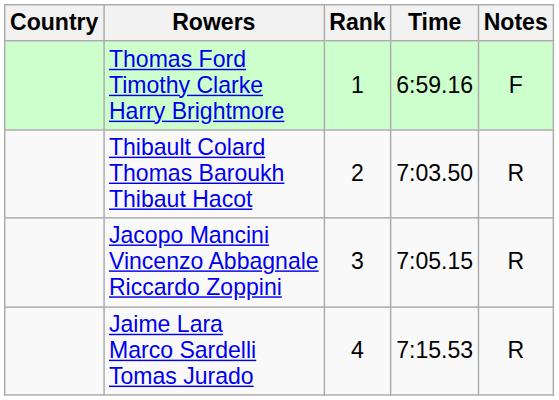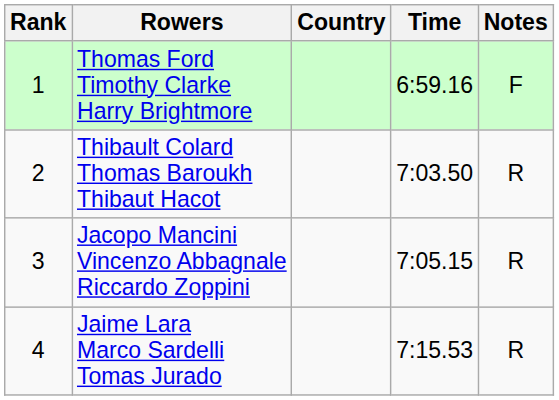columns swapped: (357, 22) <-> (54, 22)
